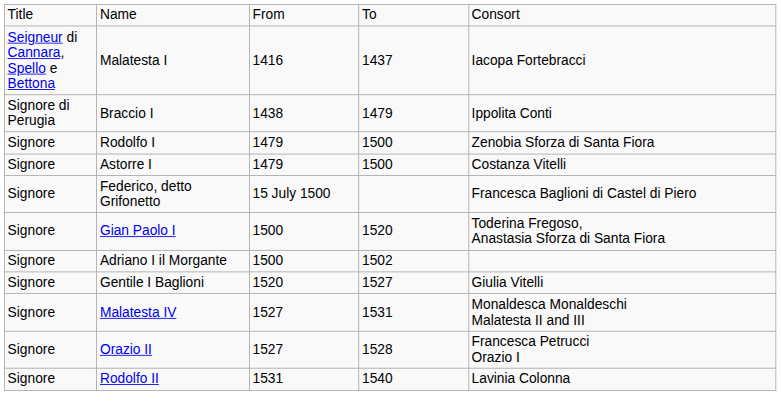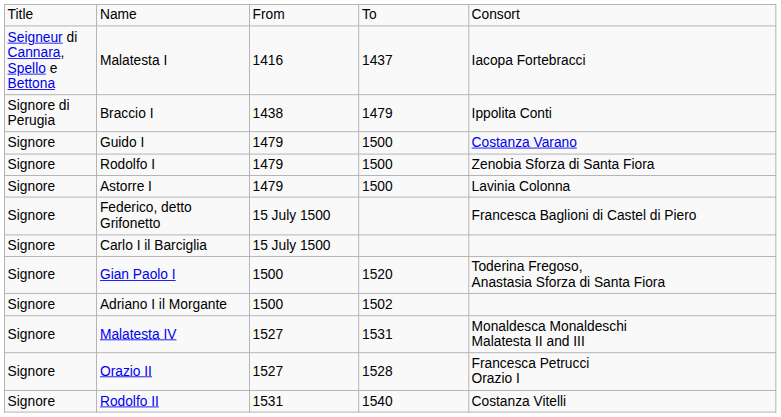+ row: (122, 142)
(519, 164) Costanza Vitelli -> (521, 186) Lavinia Colonna
+ row: (153, 245)
- row: (152, 282)
(521, 379) Lavinia Colonna -> (519, 401) Costanza Vitelli
